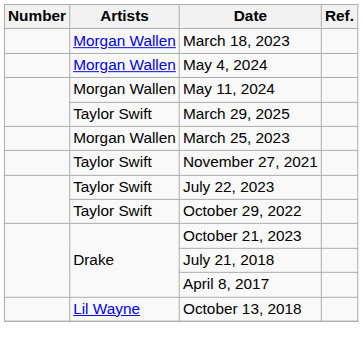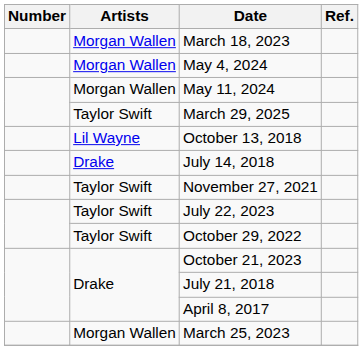rows swapped: (236, 138) <-> (242, 308)
+ row: (229, 162)
